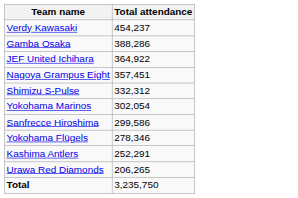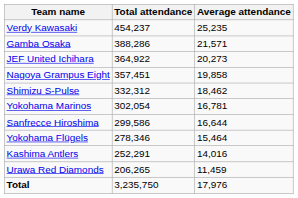+ column: (244, 12)
